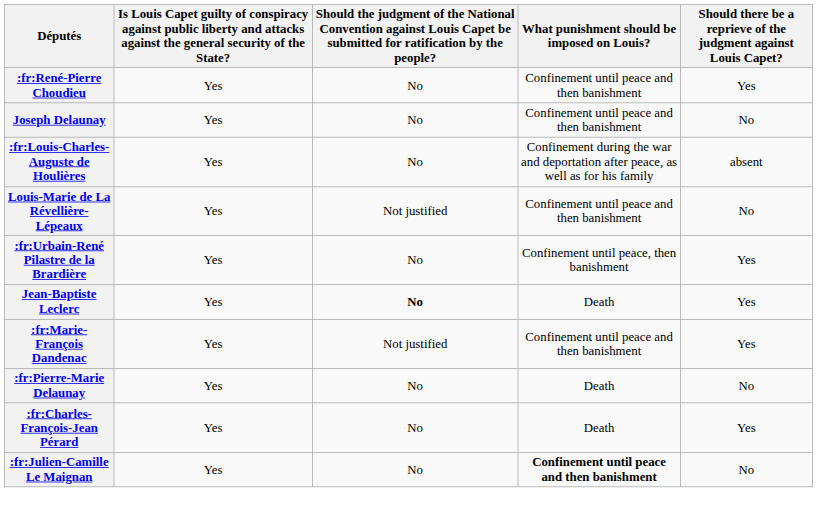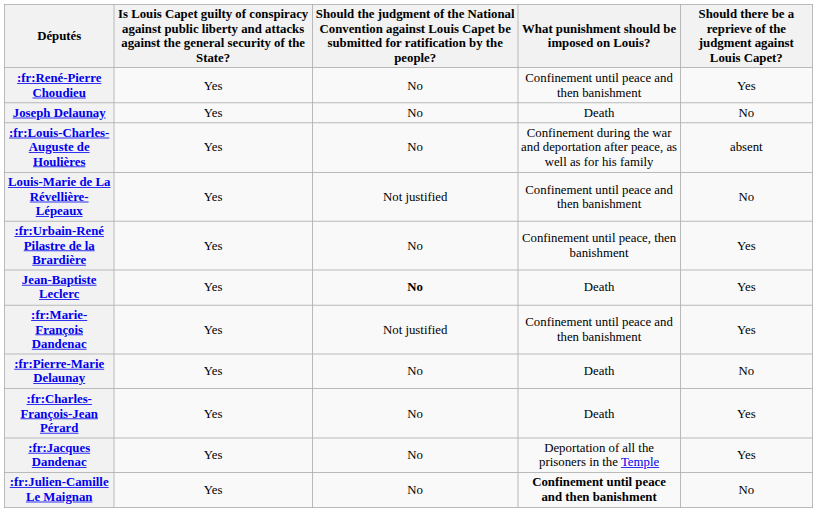(599, 120) Confinement until peace and then banishment -> (599, 112) Death
+ row: (59, 455)
